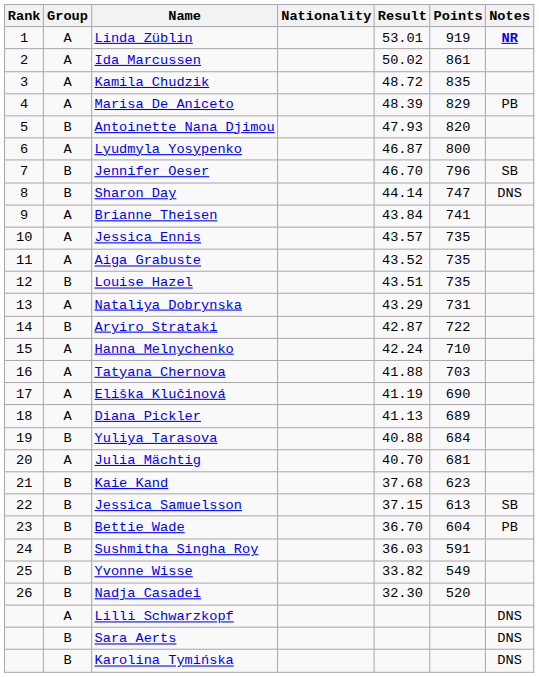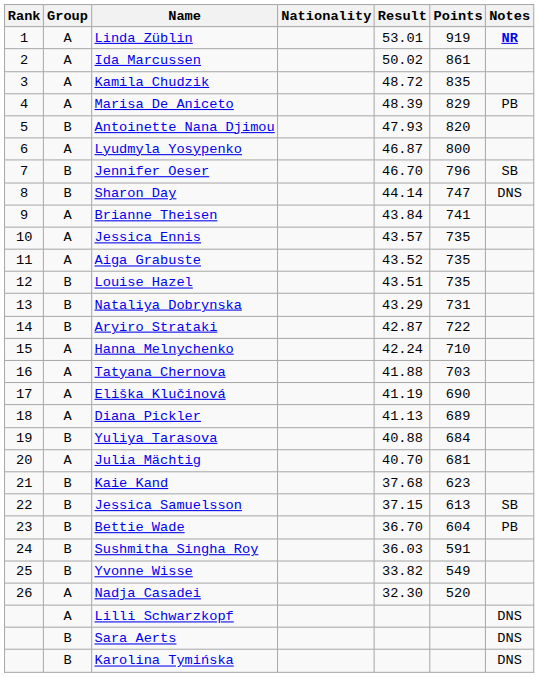(68, 305) A -> (68, 305) B
(68, 594) B -> (68, 594) A
